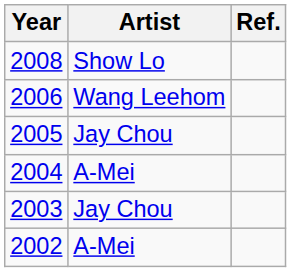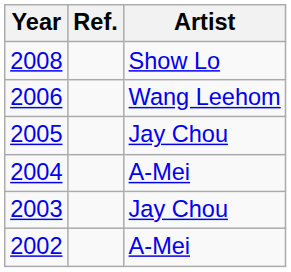columns swapped: (149, 23) <-> (258, 23)
